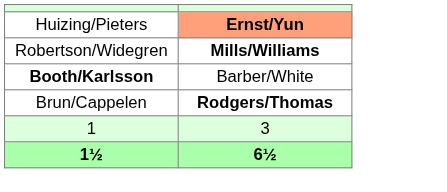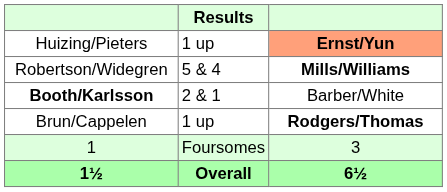+ column: (223, 17)
